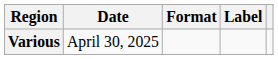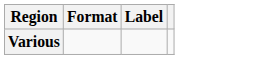- column: (113, 16)
